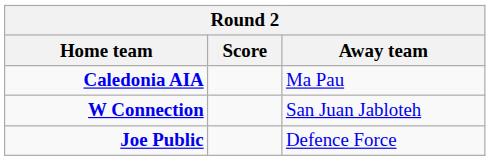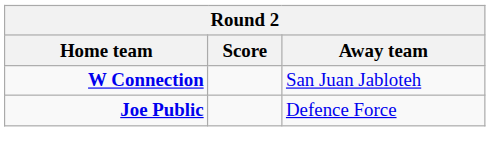- row: (144, 80)
